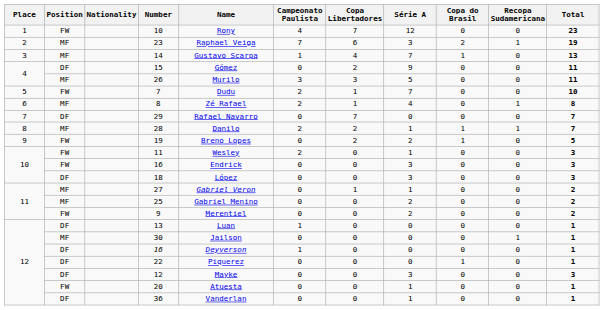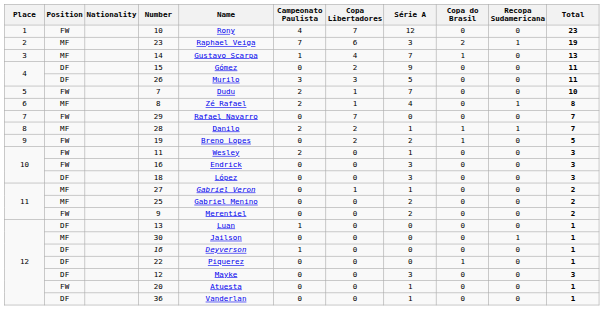(65, 80) MF -> (65, 80) DF
(65, 117) DF -> (65, 117) FW
